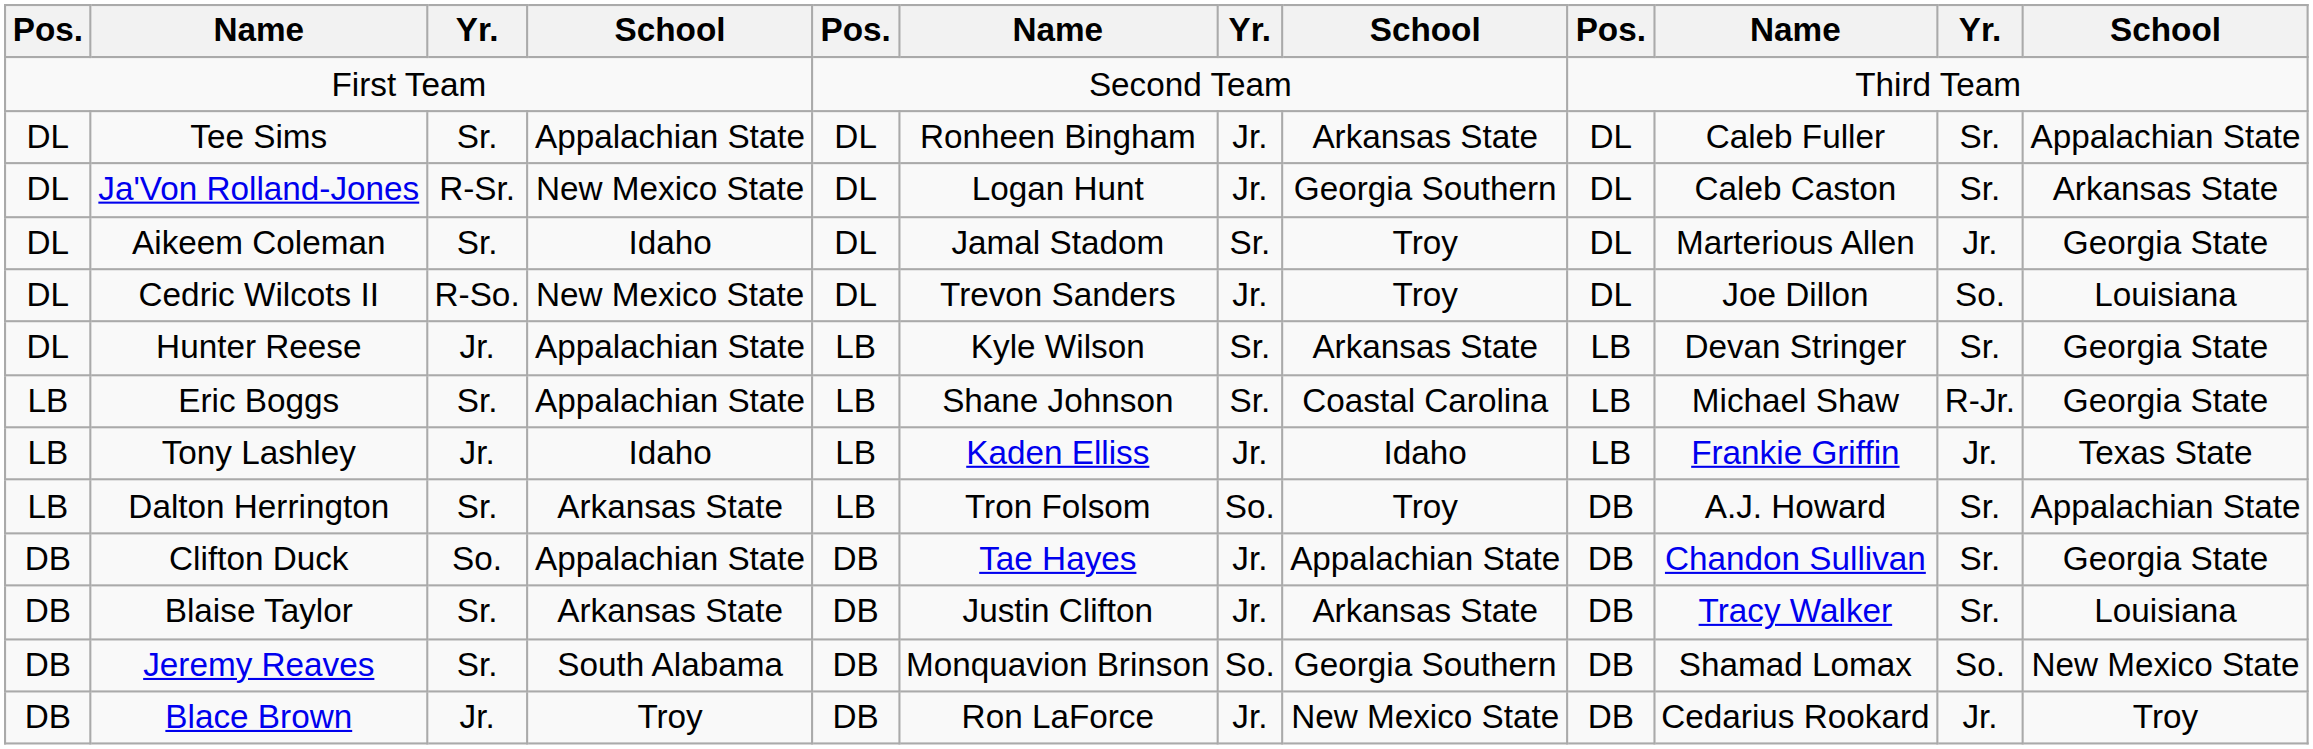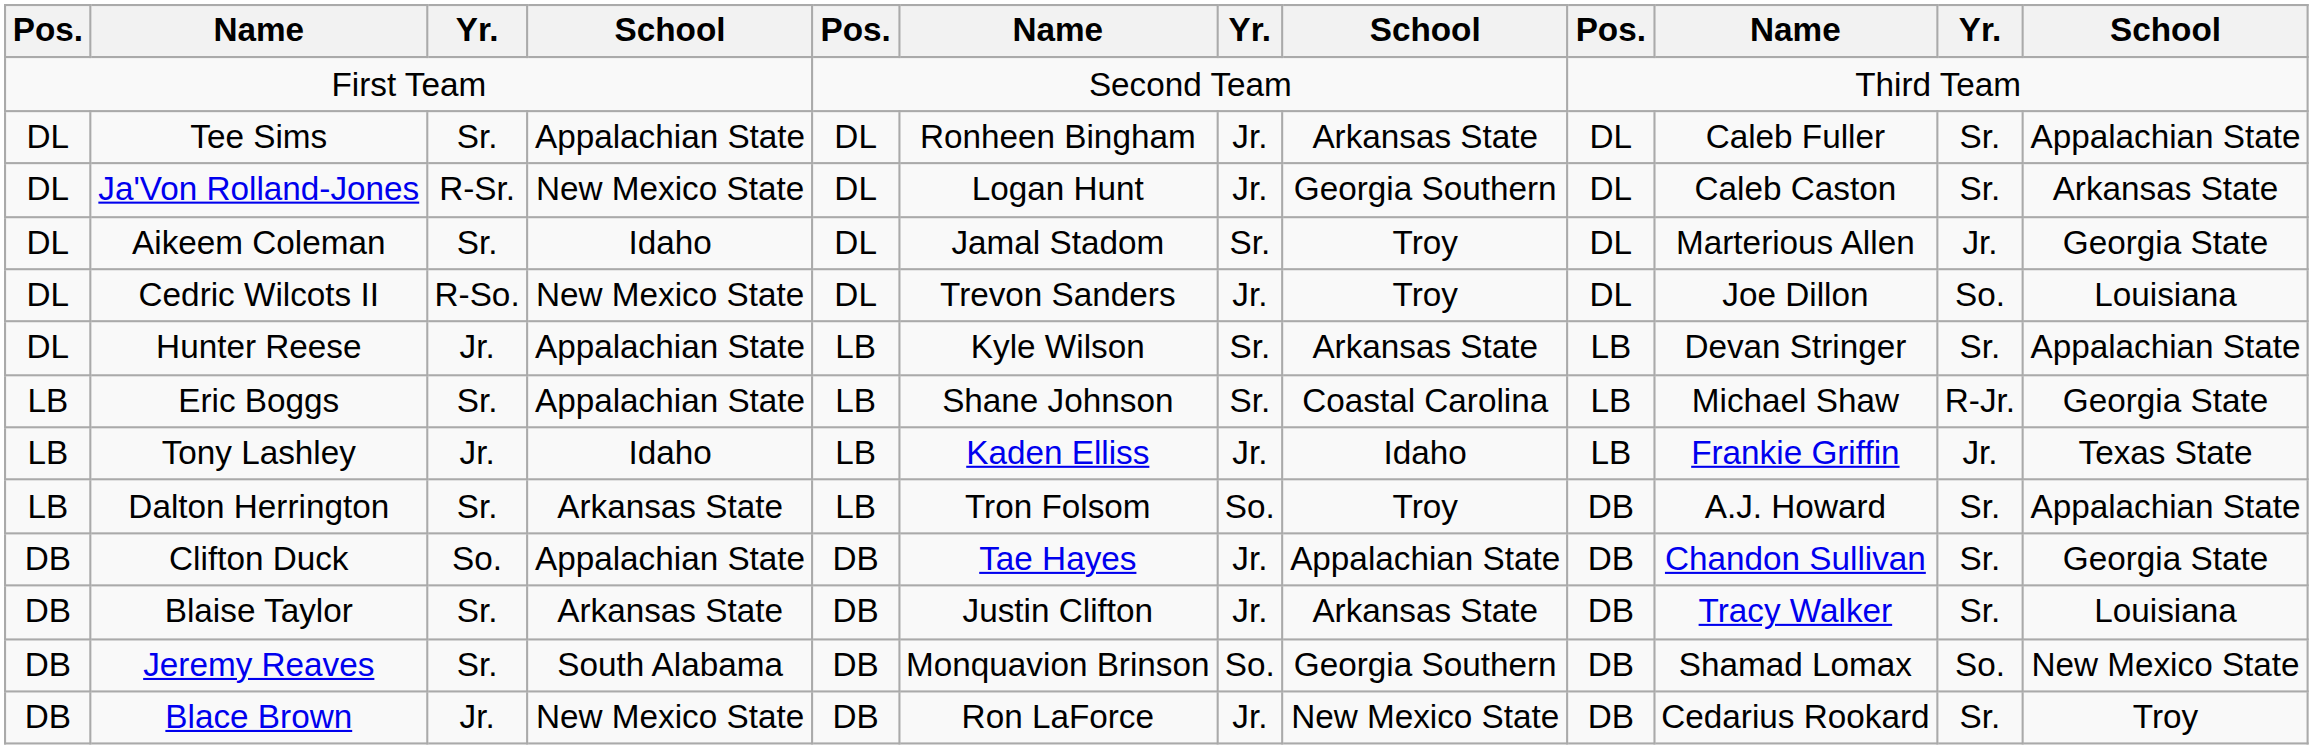(2165, 347) Georgia State -> (2166, 347) Appalachian State
(670, 717) Troy -> (670, 717) New Mexico State
(1980, 717) Jr. -> (1980, 717) Sr.
